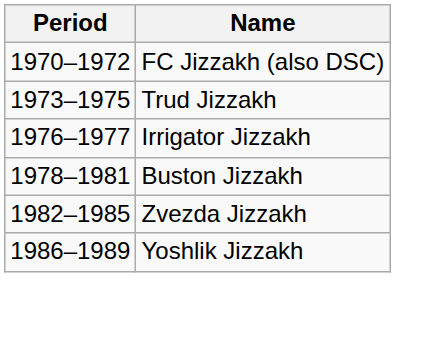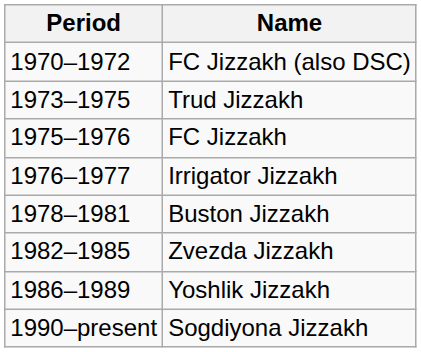+ row: (227, 137)
+ row: (268, 328)
